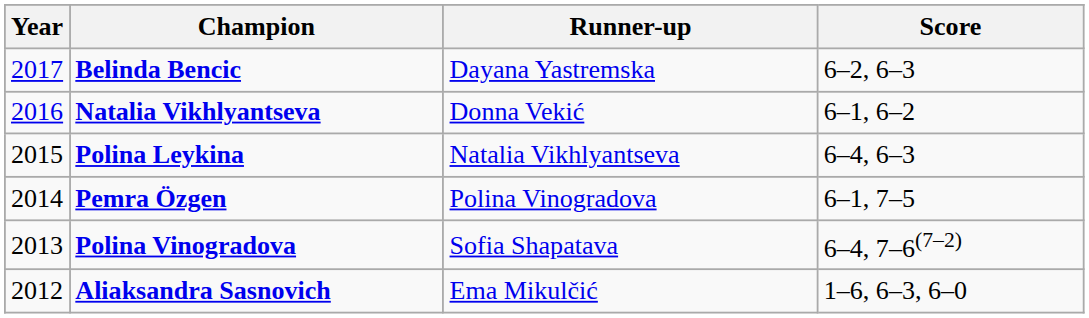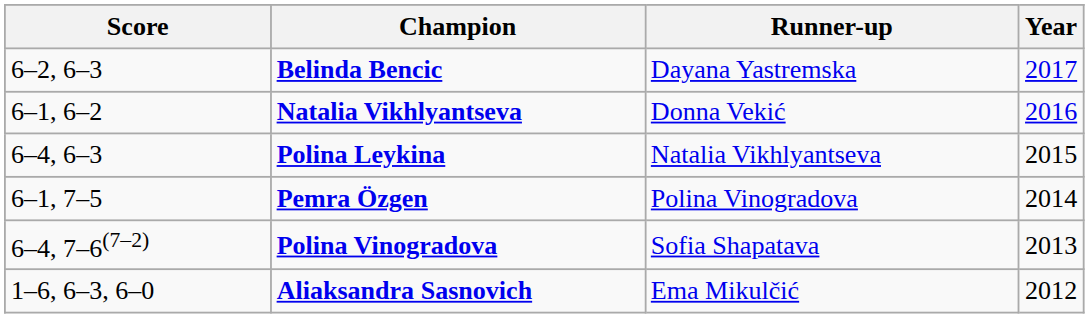columns swapped: (37, 26) <-> (950, 26)
